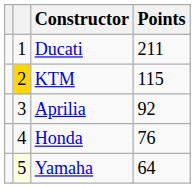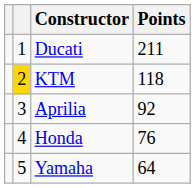(151, 79) 115 -> (151, 79) 118
(22, 168) lightyellow background -> (22, 168) no background
